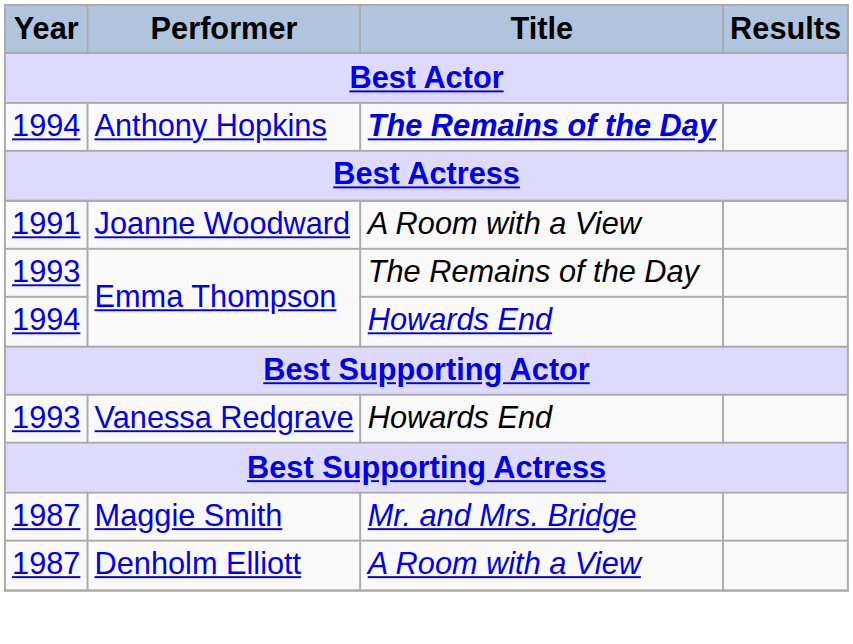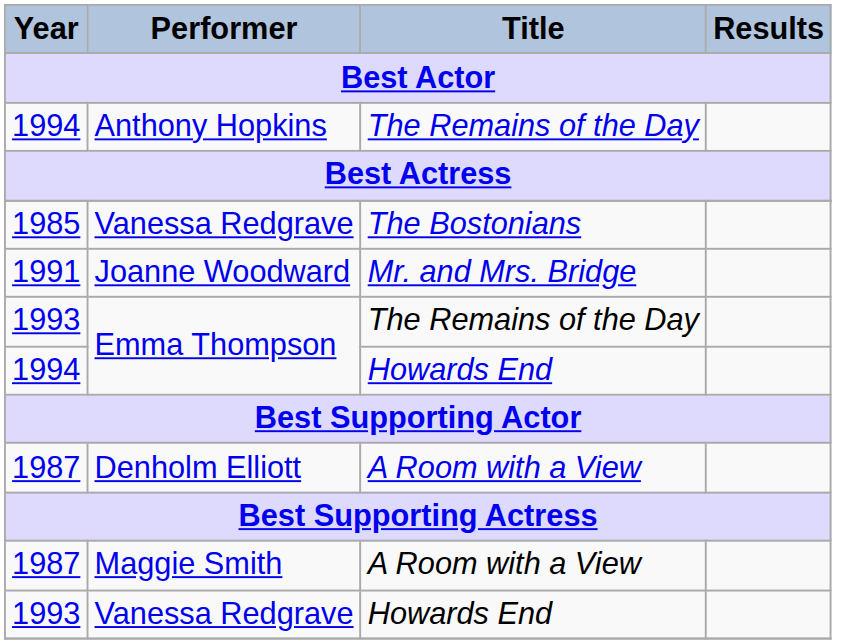(542, 126) bold -> (533, 126) normal
+ row: (46, 223)
(504, 223) A Room with a View -> (502, 272) Mr. and Mrs. Bridge
rows swapped: (46, 564) <-> (46, 418)
(502, 516) Mr. and Mrs. Bridge -> (504, 564) A Room with a View
